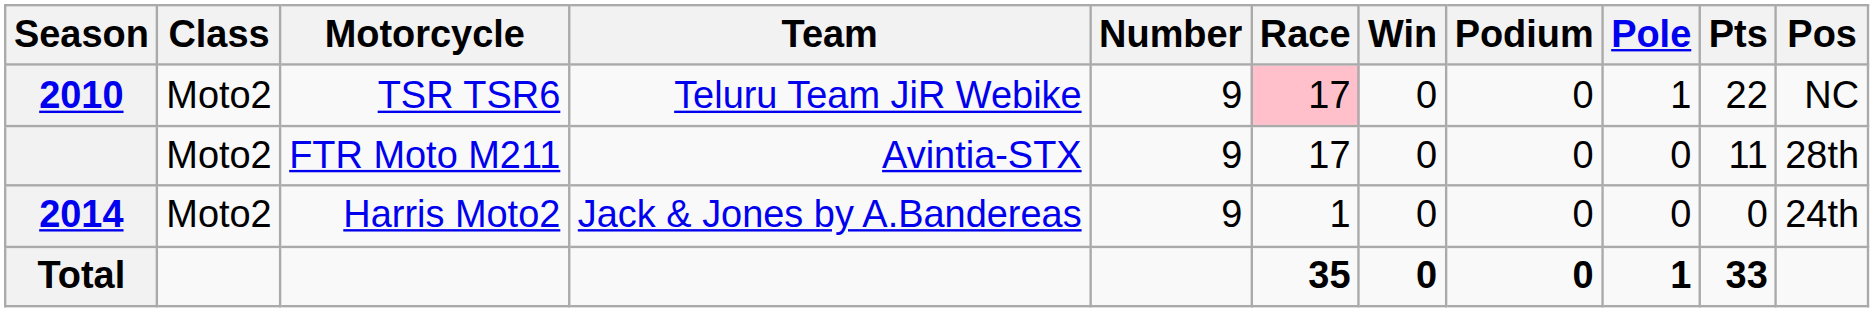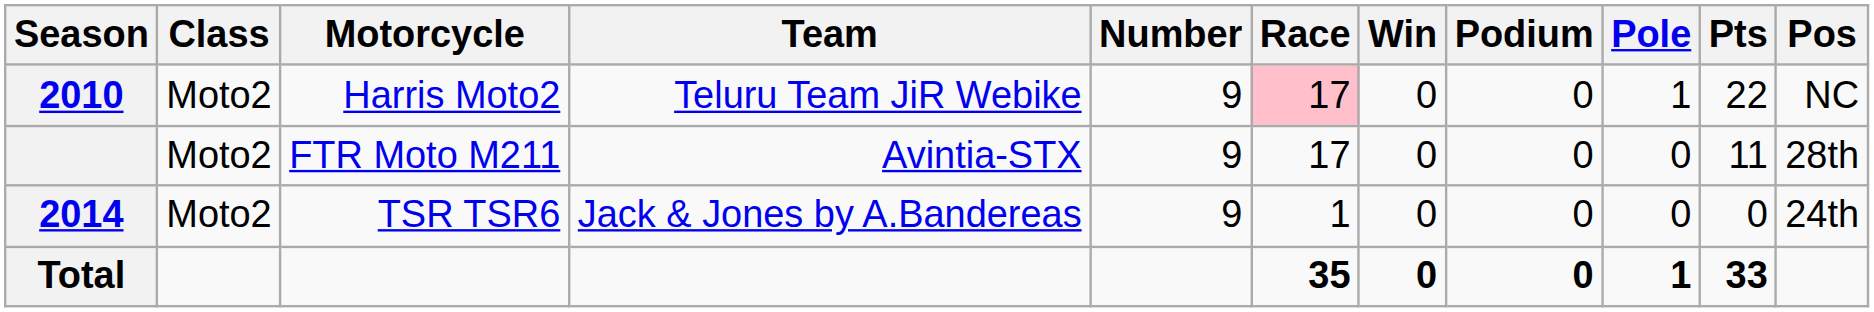(469, 94) TSR TSR6 -> (452, 94) Harris Moto2
(452, 214) Harris Moto2 -> (469, 214) TSR TSR6
